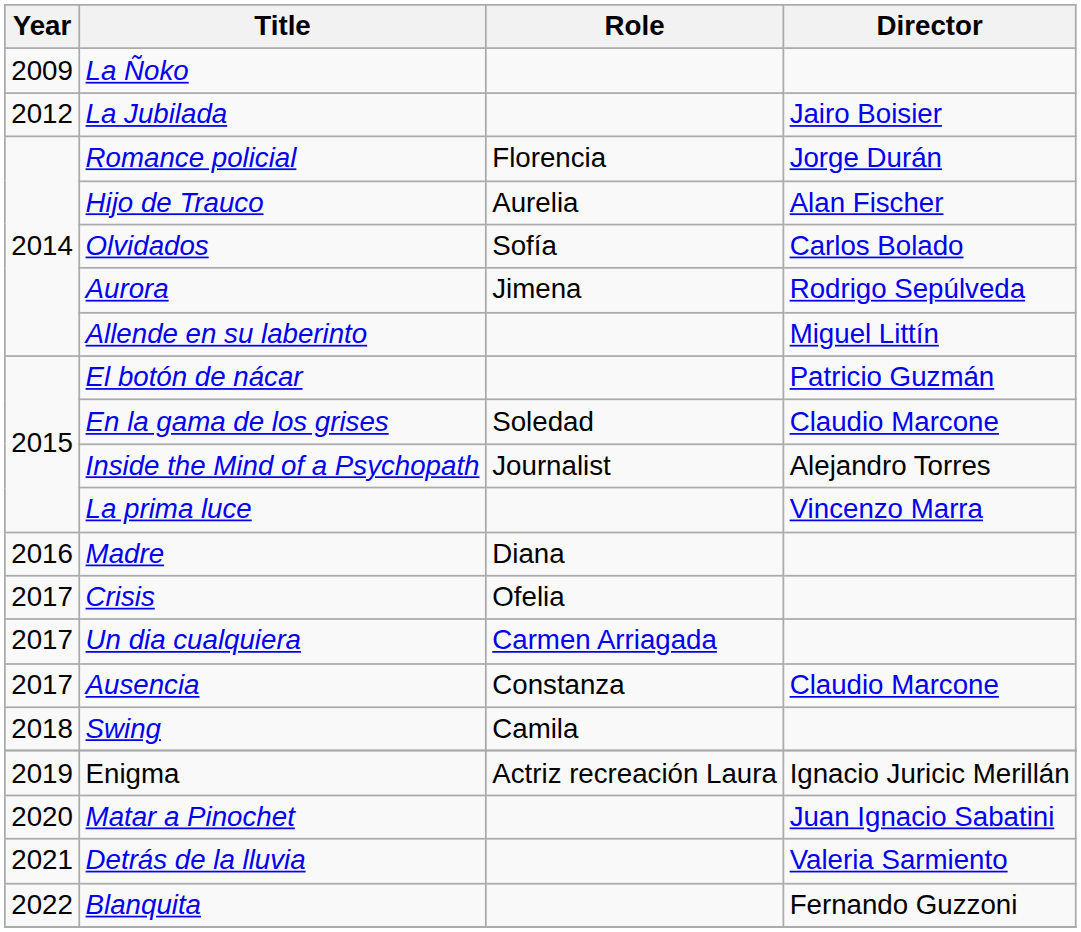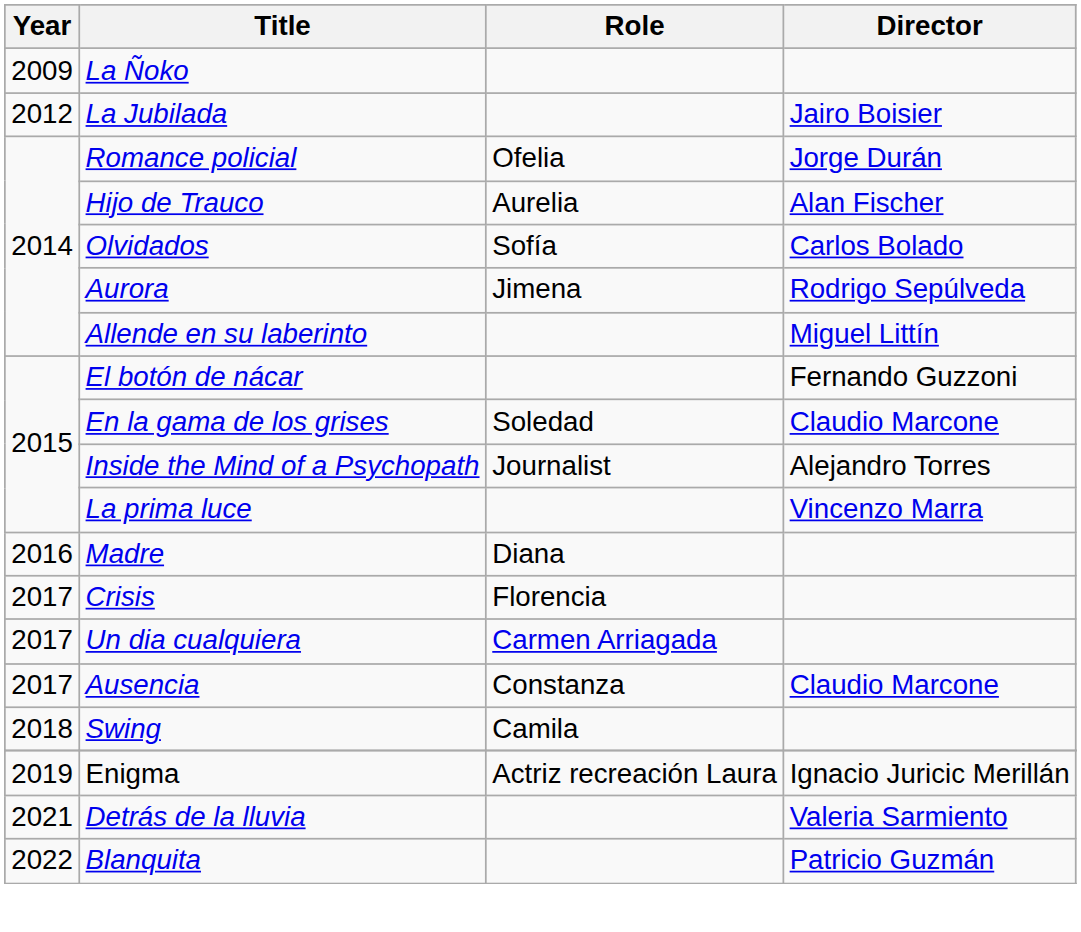(549, 158) Florencia -> (528, 158) Ofelia
(892, 377) Patricio Guzmán -> (904, 377) Fernando Guzzoni
(528, 597) Ofelia -> (549, 597) Florencia
- row: (190, 816)
(904, 904) Fernando Guzzoni -> (892, 860) Patricio Guzmán
